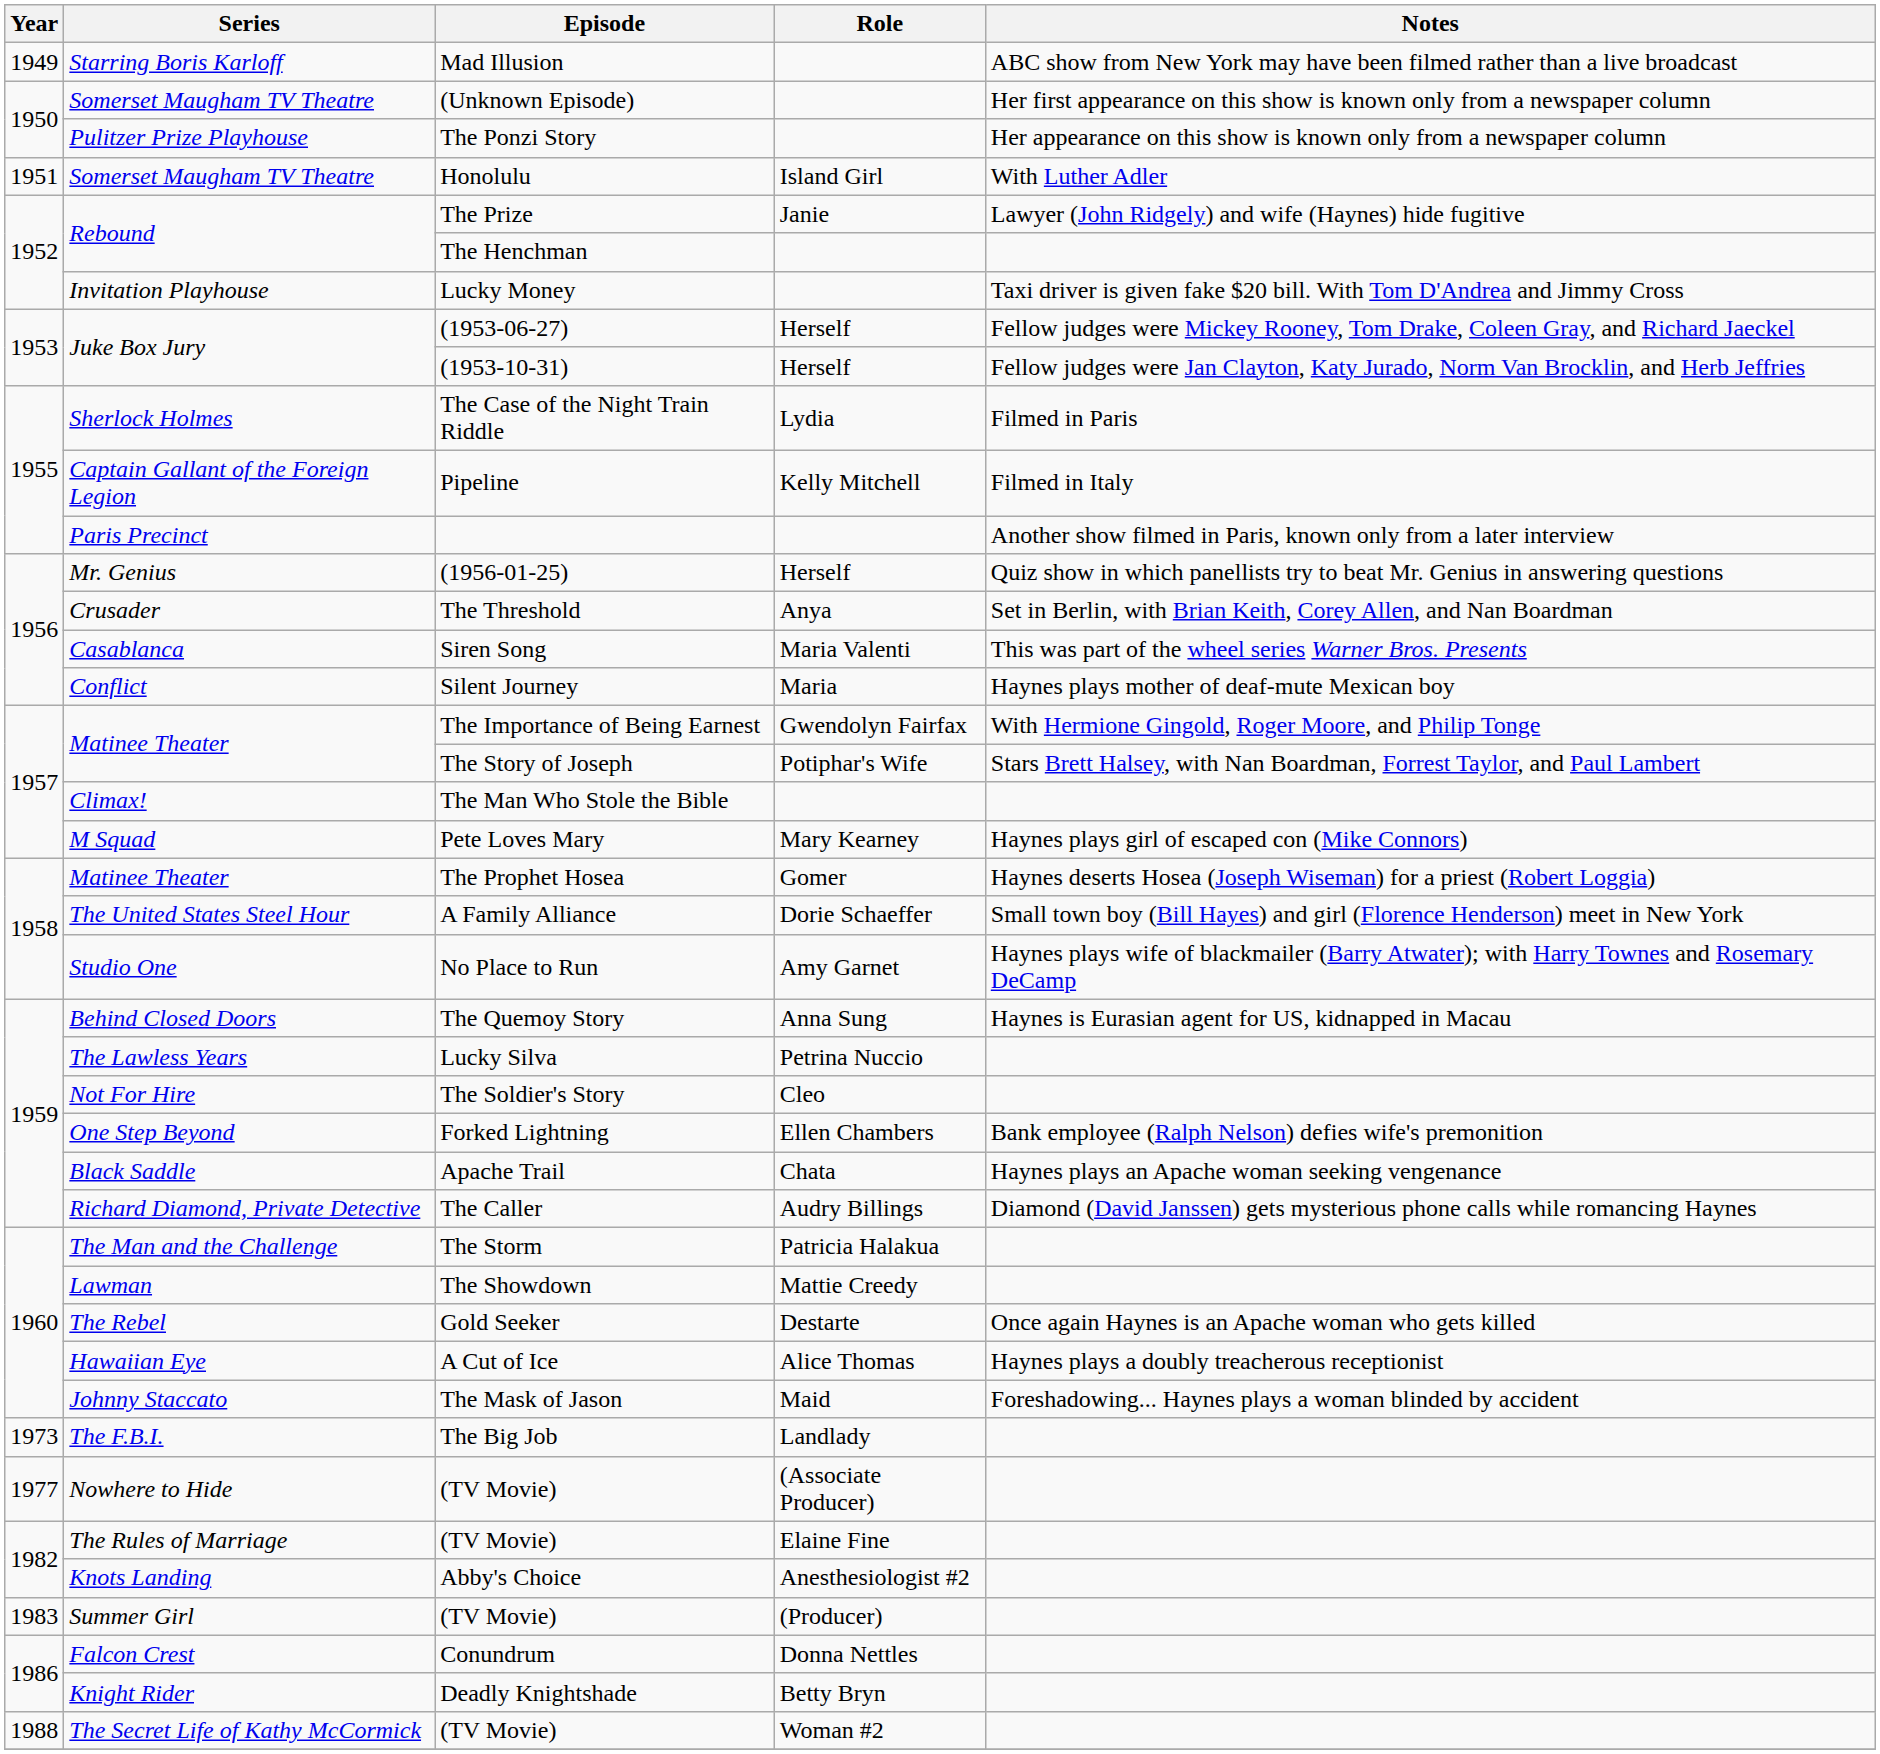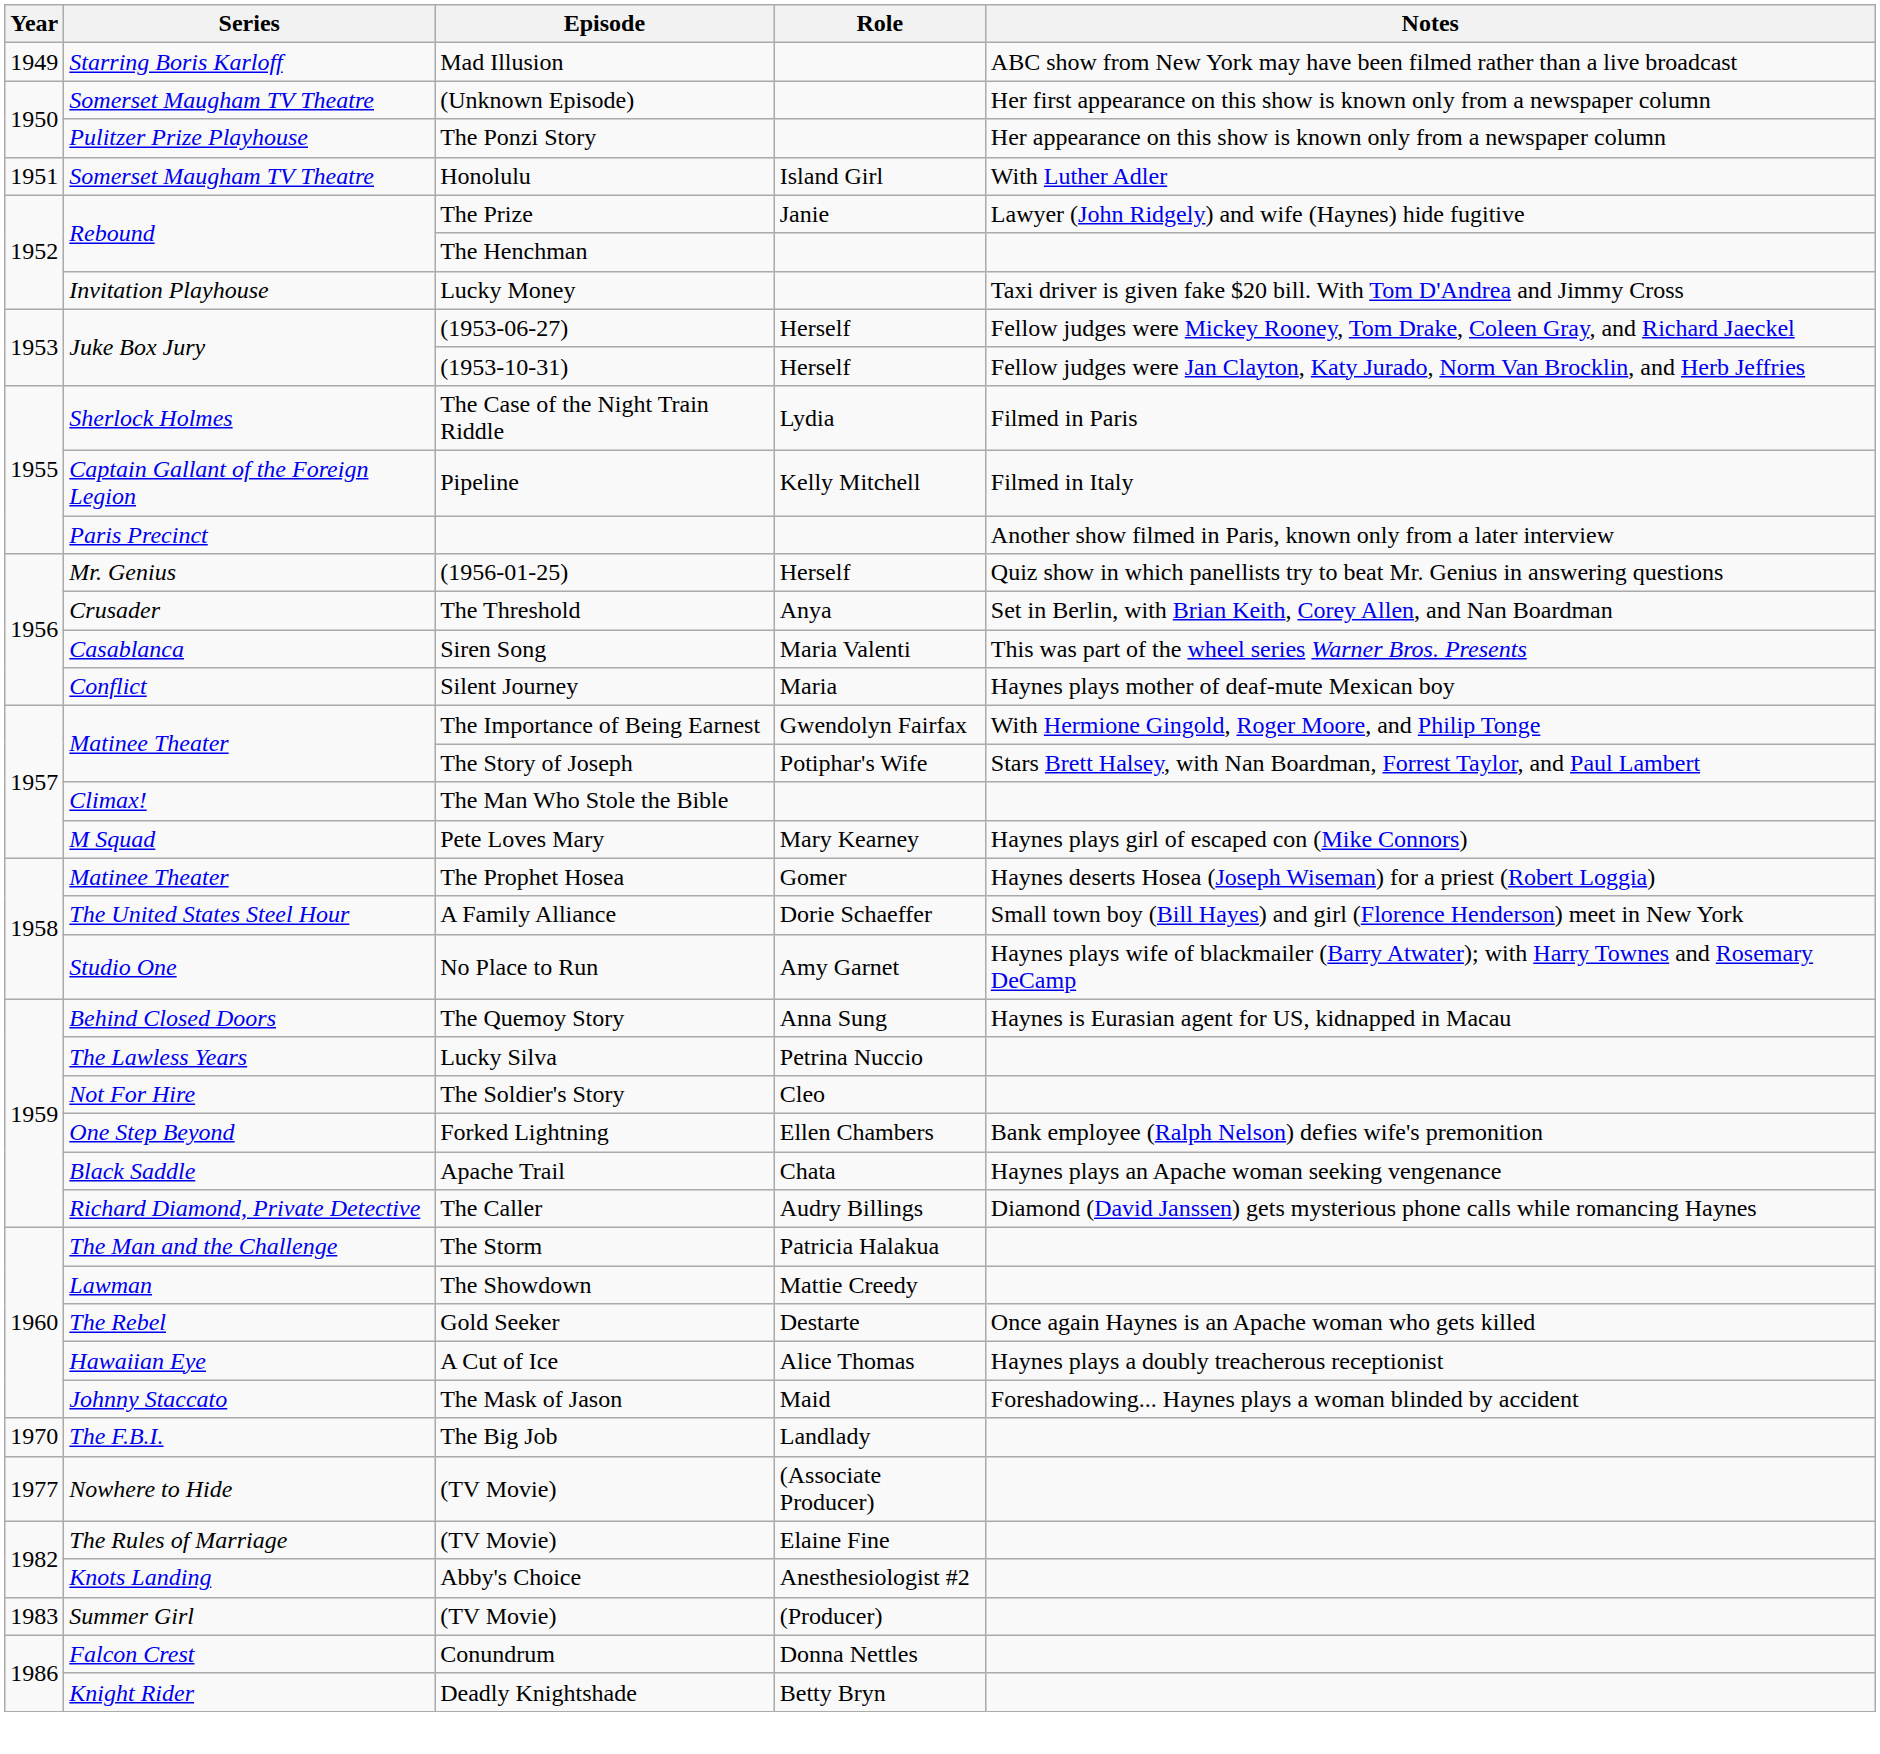(34, 1436) 1973 -> (34, 1436) 1970
- row: (245, 1730)
